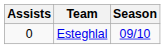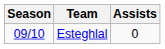columns swapped: (135, 14) <-> (29, 14)
